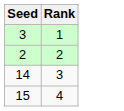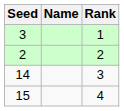+ column: (61, 14)
